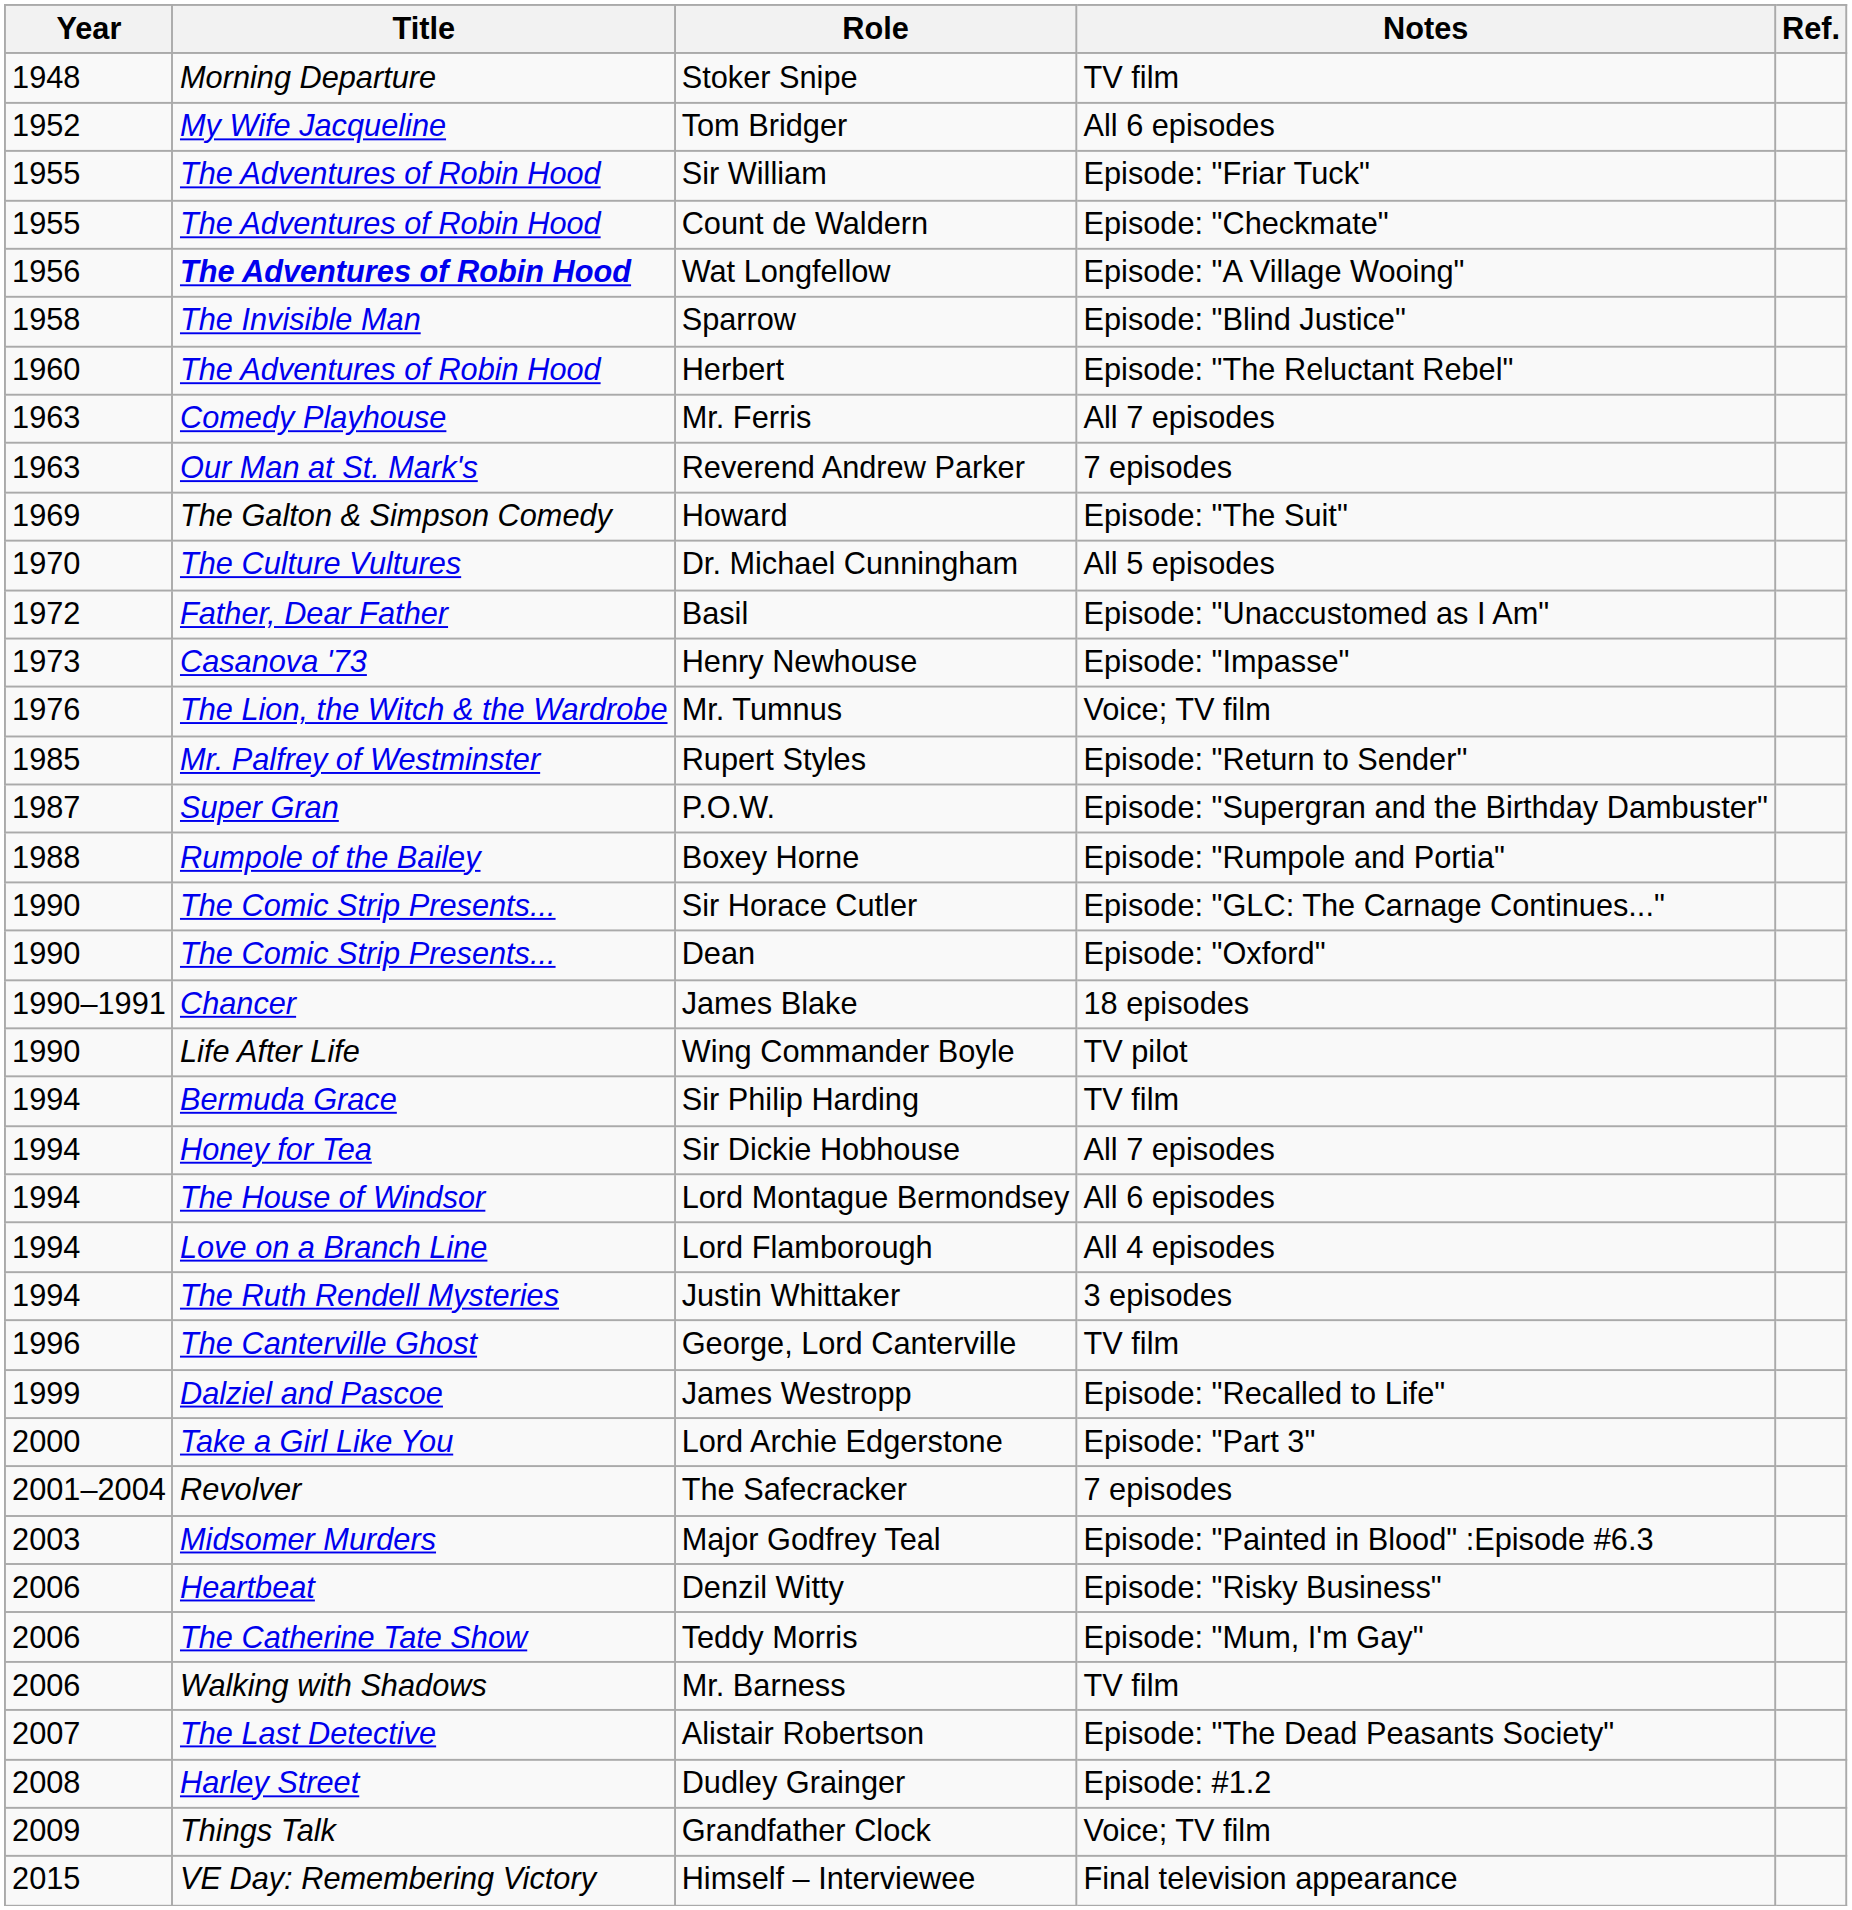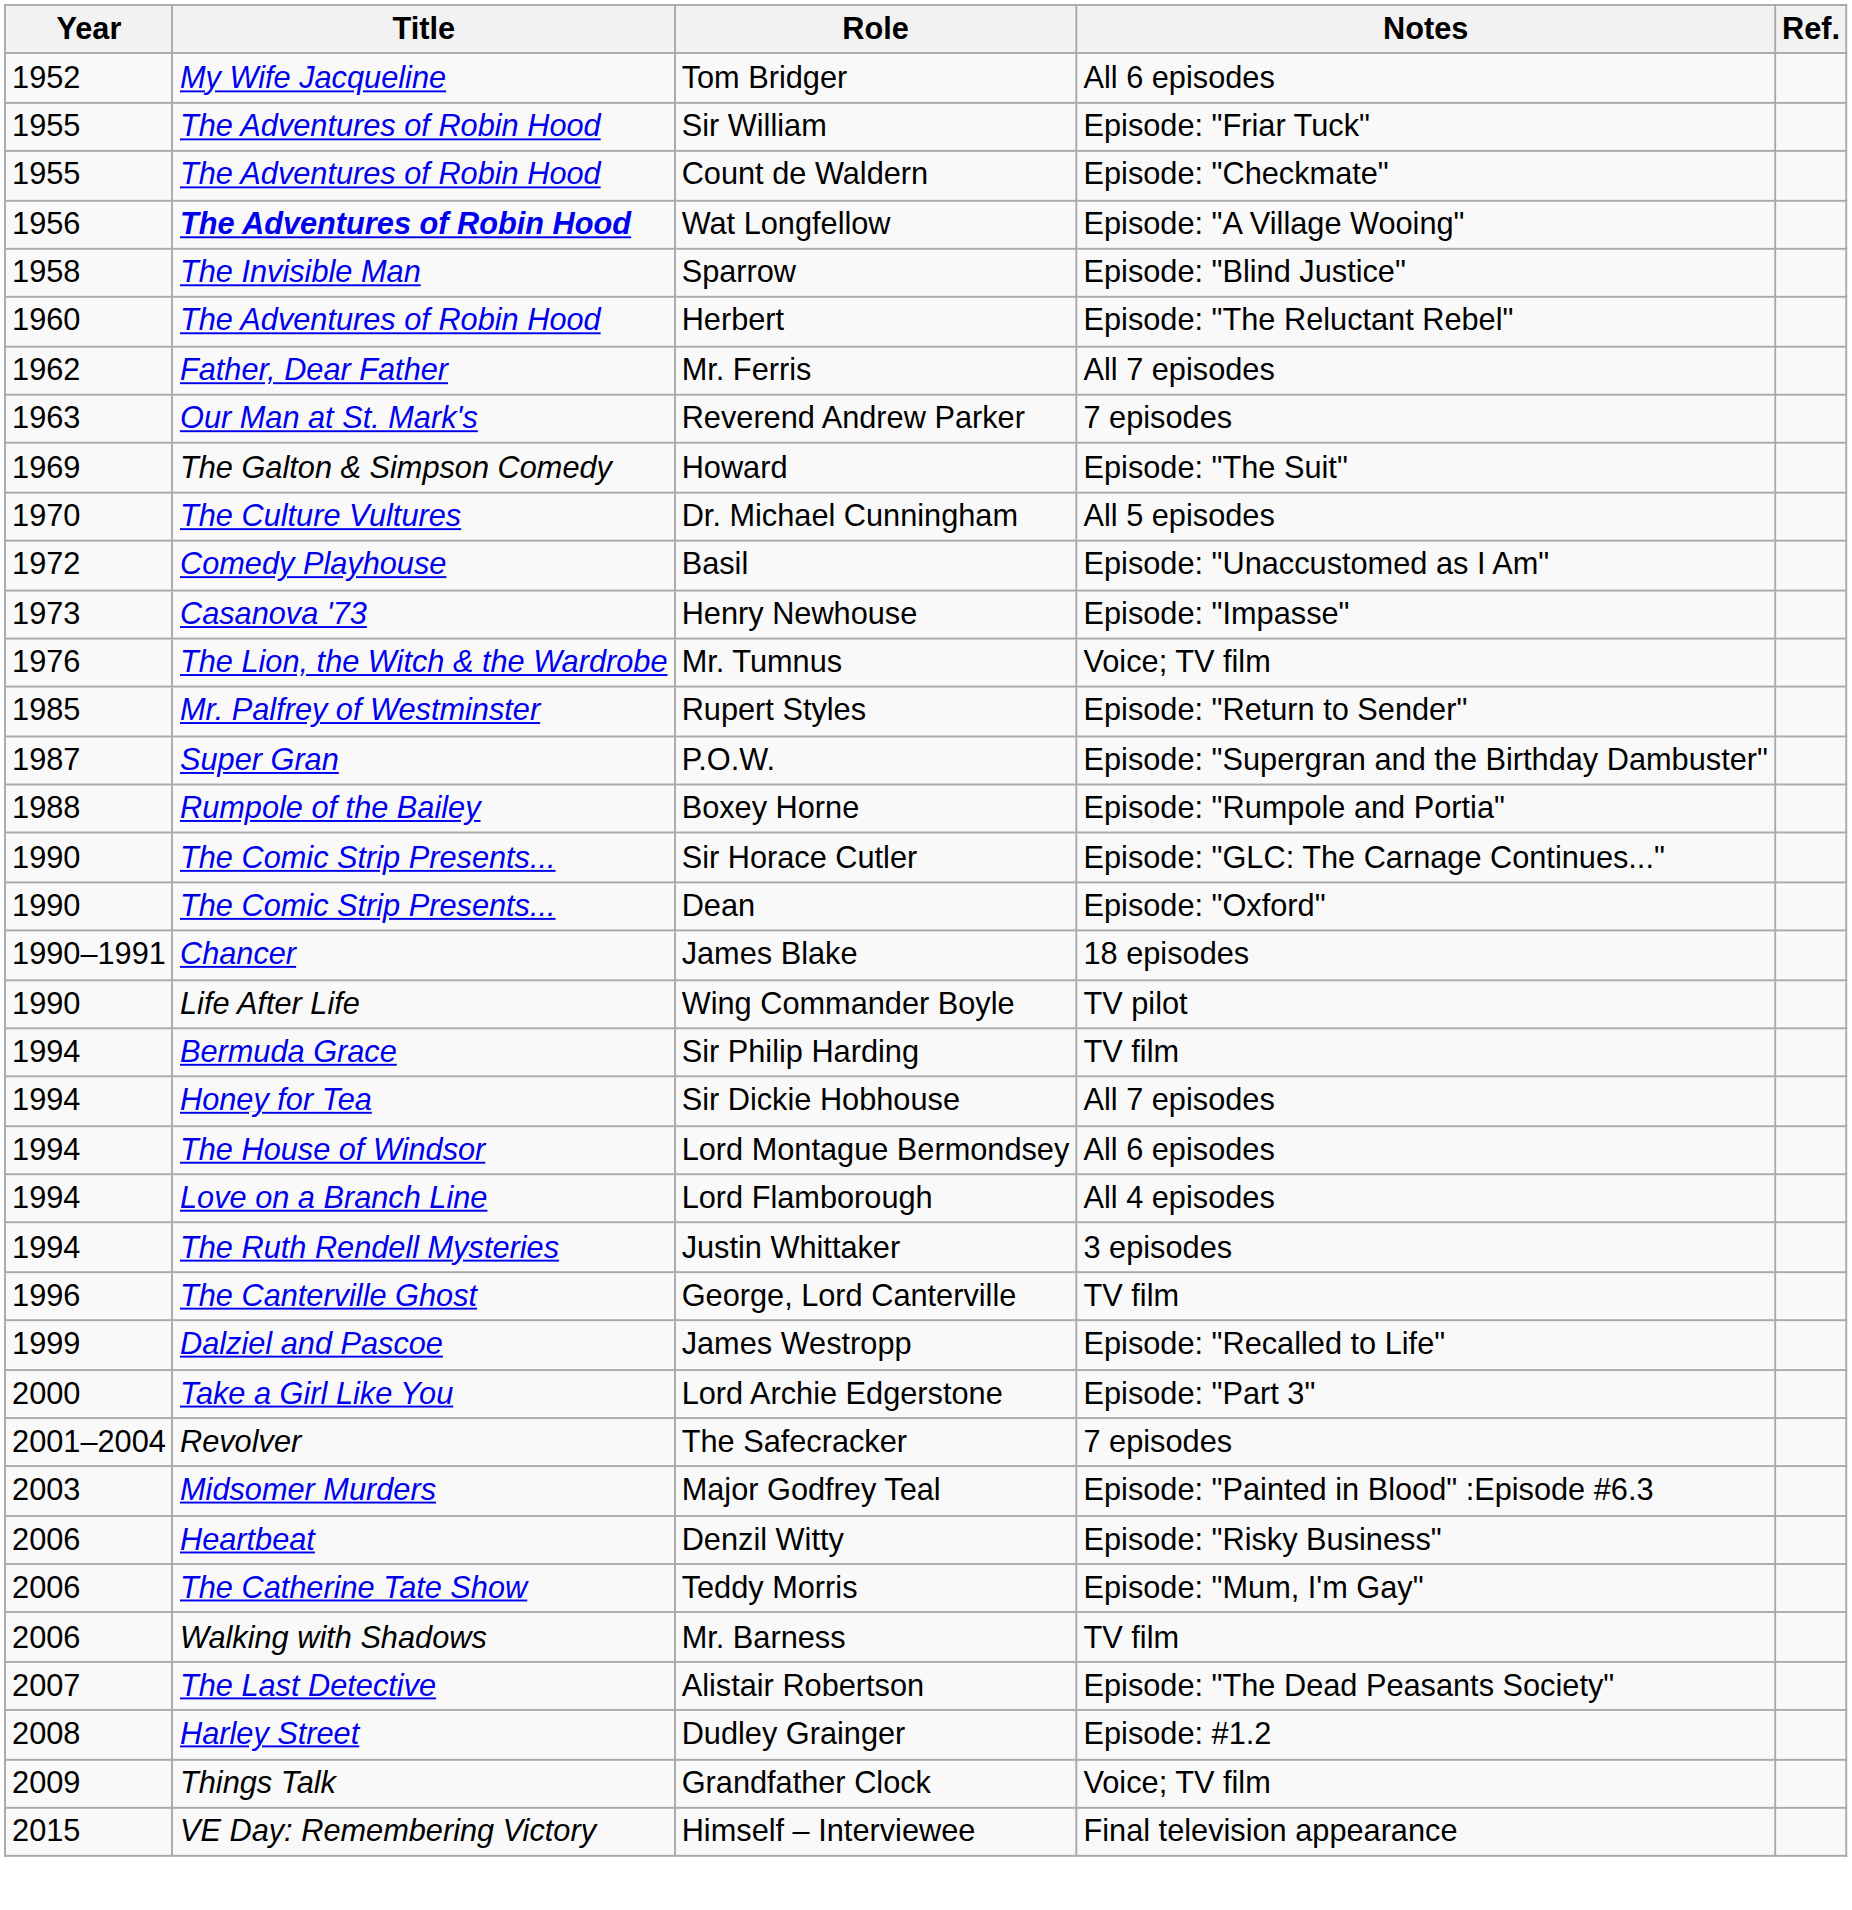- row: (770, 77)
(46, 418) 1963 -> (46, 369) 1962
(313, 418) Comedy Playhouse -> (314, 369) Father, Dear Father
(314, 613) Father, Dear Father -> (313, 564) Comedy Playhouse
